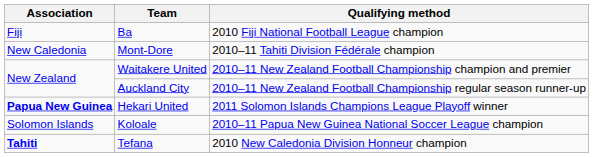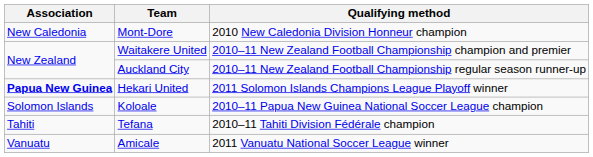- row: (125, 32)
(323, 50) 2010–11 Tahiti Division Fédérale champion -> (339, 32) 2010 New Caledonia Division Honneur champion
(22, 143) bold -> (21, 124) normal
(339, 143) 2010 New Caledonia Division Honneur champion -> (323, 124) 2010–11 Tahiti Division Fédérale champion
+ row: (138, 143)
